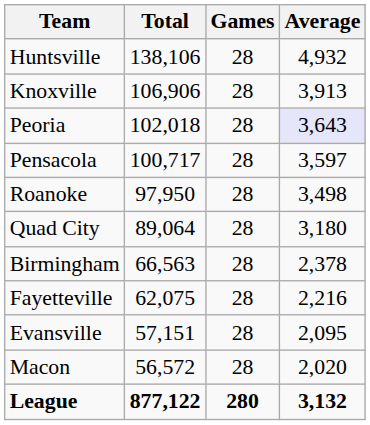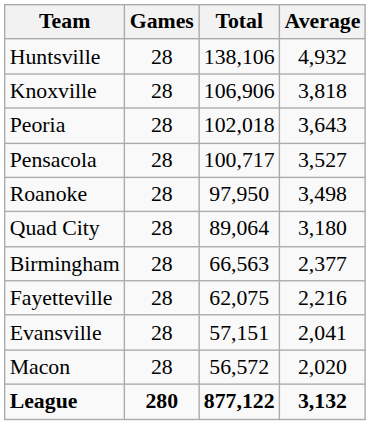columns swapped: (165, 21) <-> (243, 21)
(322, 90) 3,913 -> (322, 90) 3,818
(322, 125) lavender background -> (322, 125) no background
(322, 159) 3,597 -> (322, 159) 3,527
(322, 263) 2,378 -> (322, 263) 2,377
(322, 332) 2,095 -> (322, 332) 2,041
